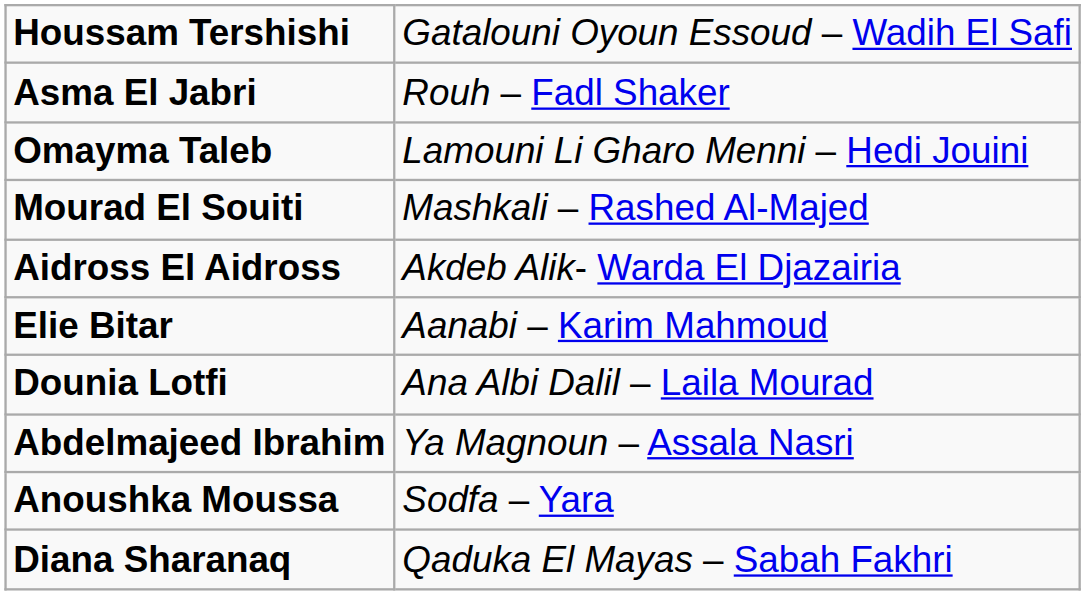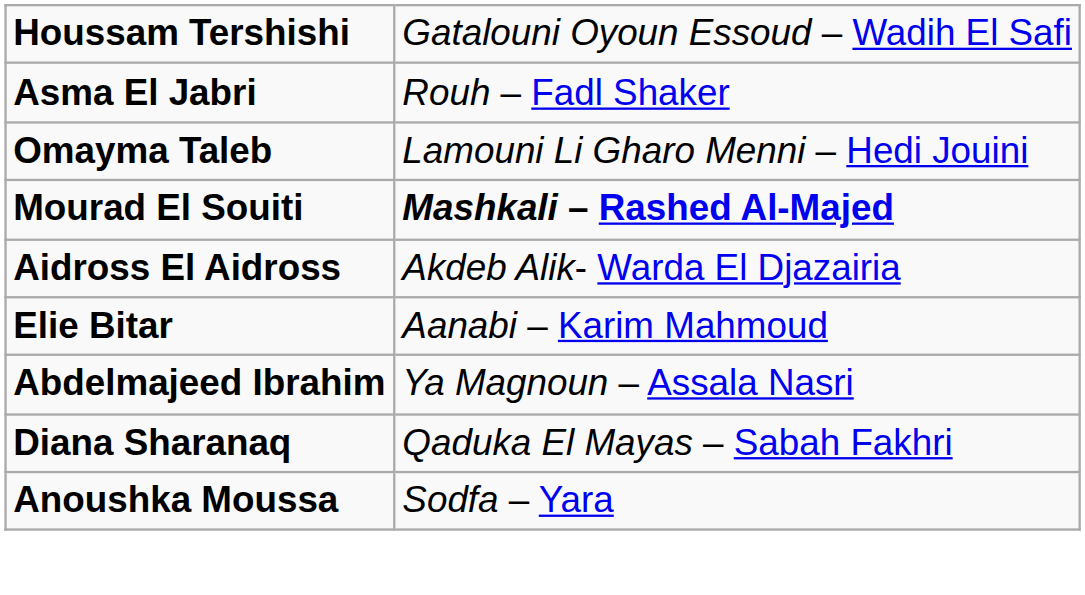(636, 208) normal -> (648, 208) bold
- row: (121, 383)
rows swapped: (176, 500) <-> (152, 558)
